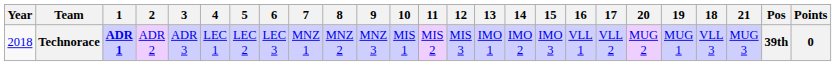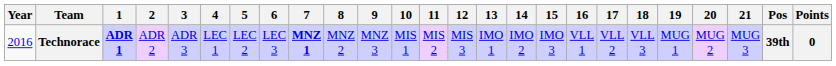columns swapped: (711, 14) <-> (644, 14)
(20, 42) 2018 -> (20, 42) 2016
(306, 42) normal -> (307, 42) bold
